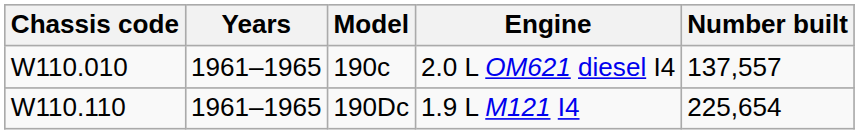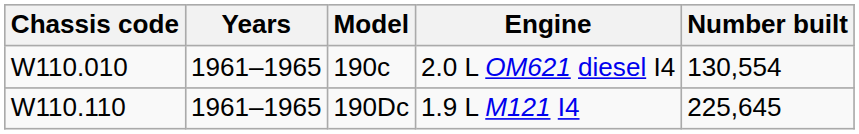(734, 66) 137,557 -> (734, 66) 130,554
(734, 107) 225,654 -> (734, 107) 225,645
